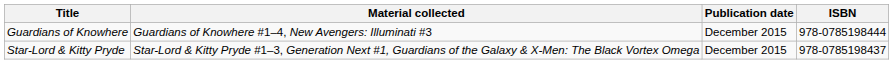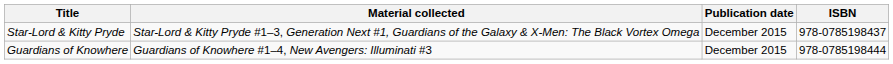rows swapped: (68, 31) <-> (66, 50)
